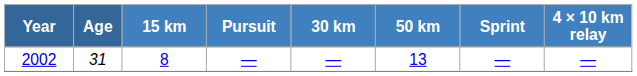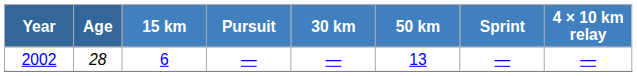(98, 59) 31 -> (98, 59) 28
(164, 59) 8 -> (164, 59) 6
